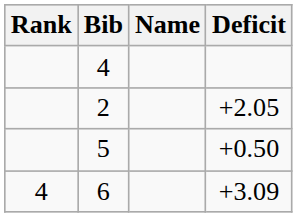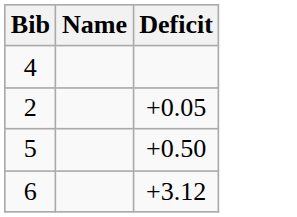- column: (41, 25)
(249, 107) +2.05 -> (176, 107) +0.05
(249, 190) +3.09 -> (176, 190) +3.12
